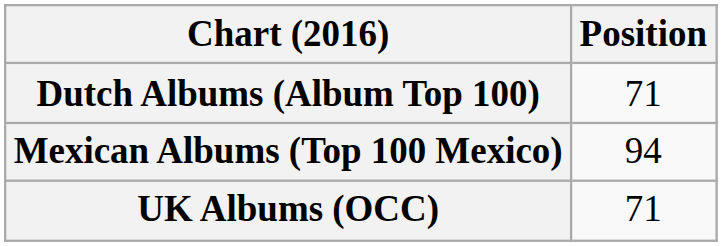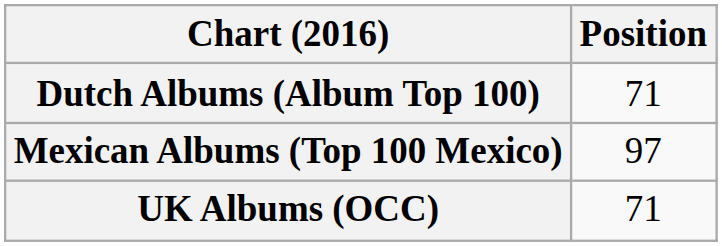(643, 151) 94 -> (643, 151) 97
